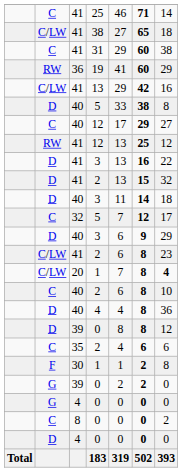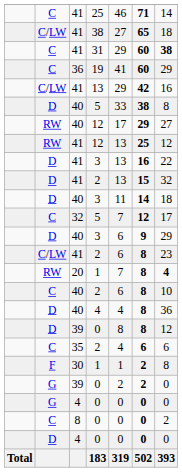(166, 50) normal -> (166, 50) bold
(52, 69) RW -> (52, 69) C
(52, 124) C -> (52, 124) RW
(52, 273) C/LW -> (52, 273) RW
